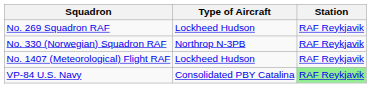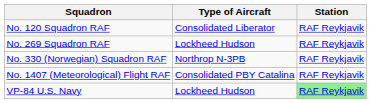+ row: (58, 28)
(215, 59) Lockheed Hudson -> (235, 75) Consolidated PBY Catalina
(235, 75) Consolidated PBY Catalina -> (215, 91) Lockheed Hudson
